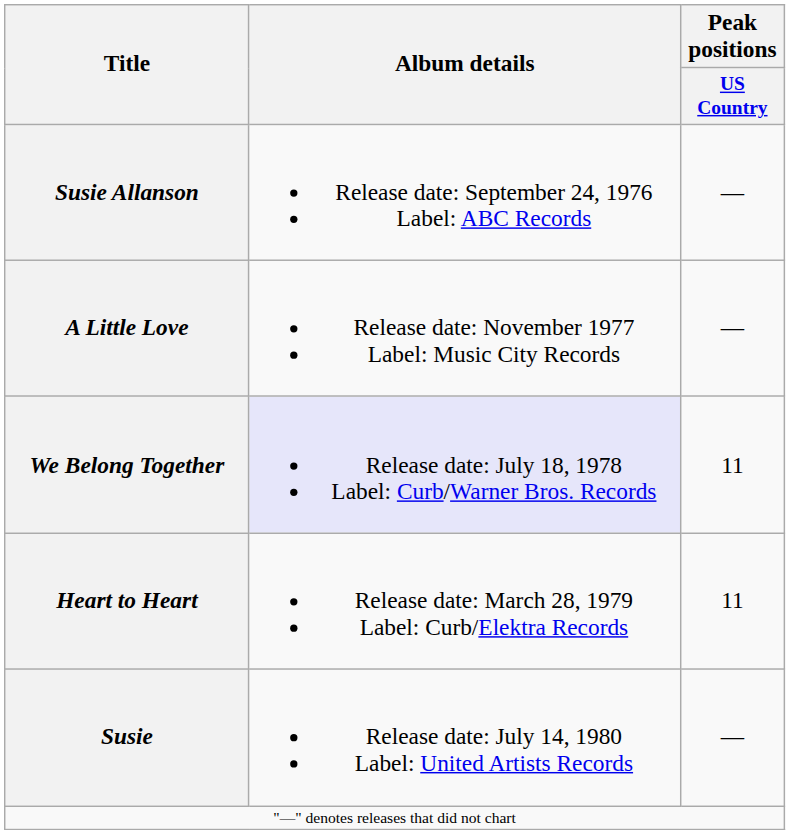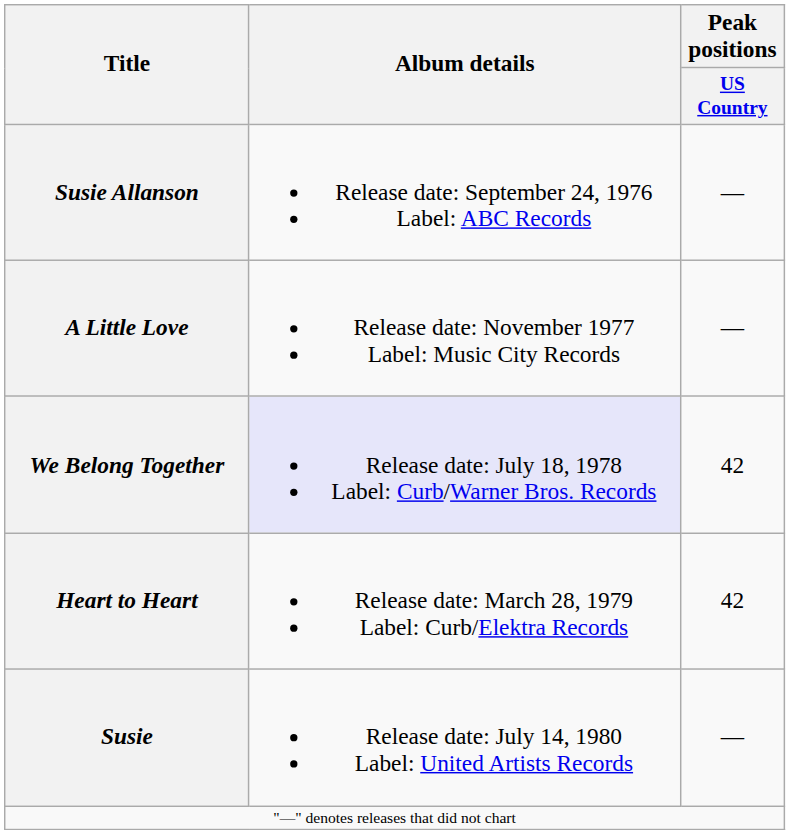(732, 464) 11 -> (732, 464) 42
(732, 600) 11 -> (732, 600) 42
